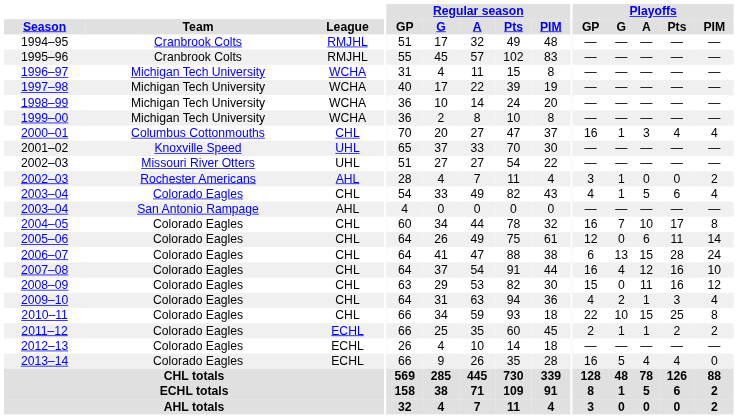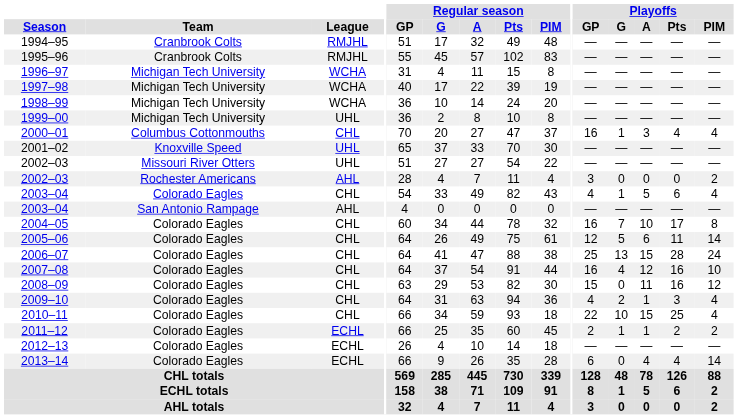(347, 118) WCHA -> (347, 118) UHL
(621, 178) 1 -> (621, 178) 0
(621, 239) 0 -> (621, 239) 5
(591, 254) 6 -> (591, 254) 25
(714, 315) 8 -> (714, 315) 4
(591, 361) 16 -> (591, 361) 6
(621, 361) 5 -> (621, 361) 0
(714, 361) 0 -> (714, 361) 14
